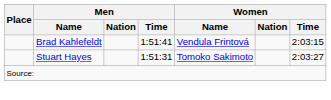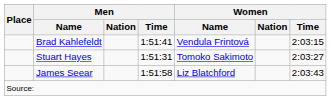+ row: (64, 73)
